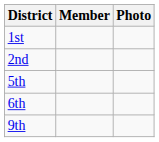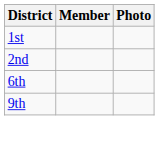- row: (17, 81)
